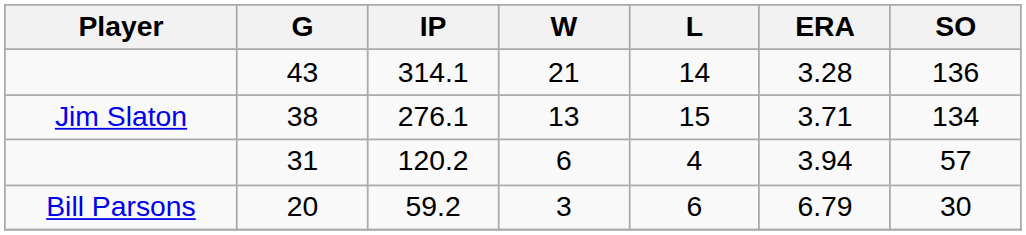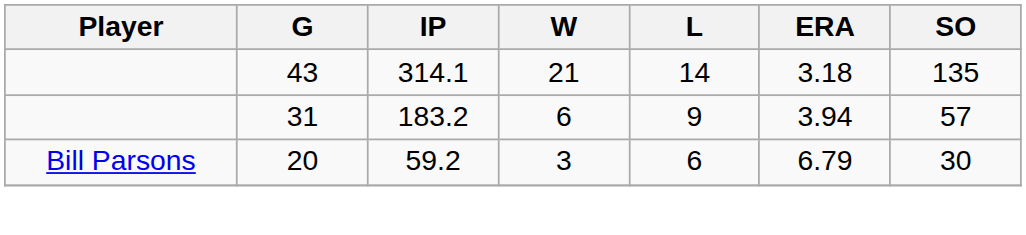(825, 71) 3.28 -> (825, 71) 3.18
(956, 71) 136 -> (956, 71) 135
- row: (302, 116)
(433, 161) 120.2 -> (433, 116) 183.2
(694, 161) 4 -> (694, 116) 9
